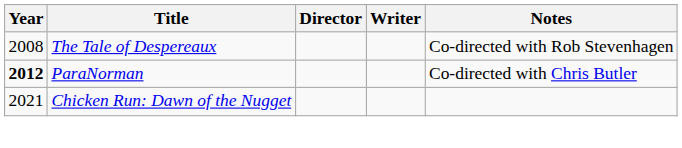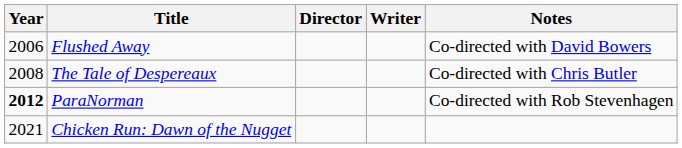+ row: (100, 45)
(551, 45) Co-directed with Rob Stevenhagen -> (533, 73) Co-directed with Chris Butler
(533, 73) Co-directed with Chris Butler -> (551, 101) Co-directed with Rob Stevenhagen
